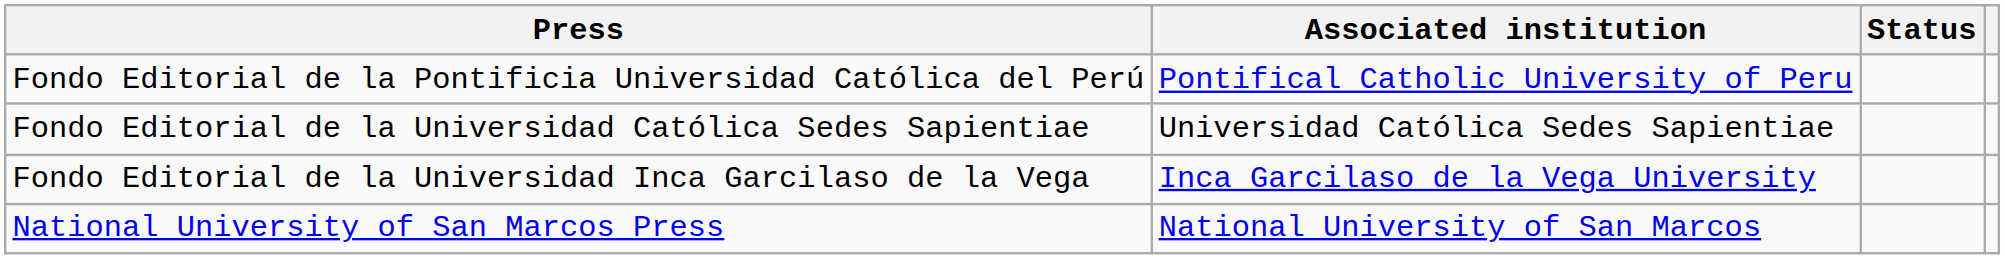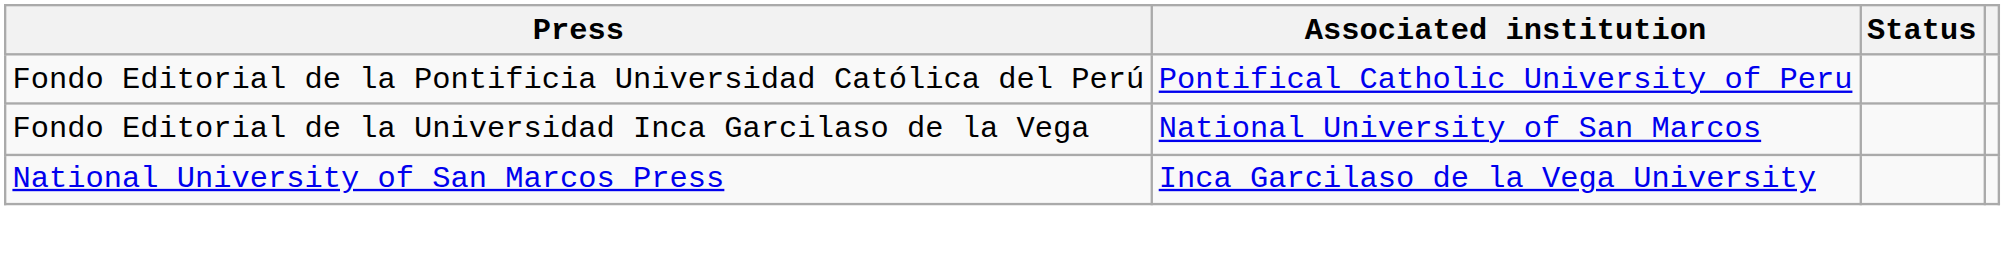- row: (551, 129)
(1487, 179) Inca Garcilaso de la Vega University -> (1460, 129) National University of San Marcos
(1460, 228) National University of San Marcos -> (1487, 179) Inca Garcilaso de la Vega University
